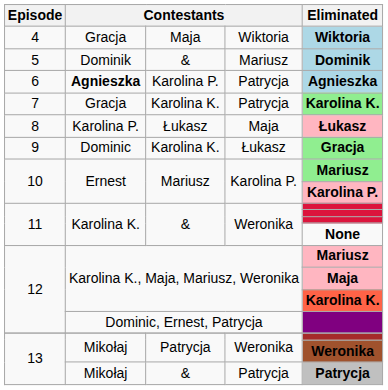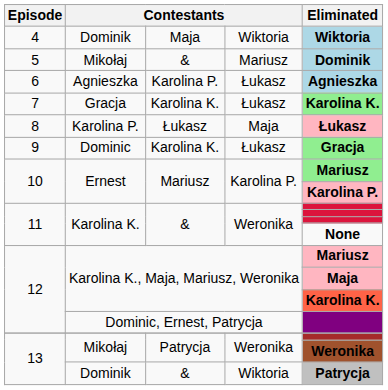(106, 37) Gracja -> (105, 37) Dominik
(106, 59) Dominik -> (105, 59) Mikołaj
(106, 81) bold -> (105, 81) normal
(264, 81) Patrycja -> (263, 81) Łukasz
(264, 103) Patrycja -> (263, 103) Łukasz
(106, 373) Mikołaj -> (105, 373) Dominik
(264, 373) Patrycja -> (263, 373) Wiktoria
